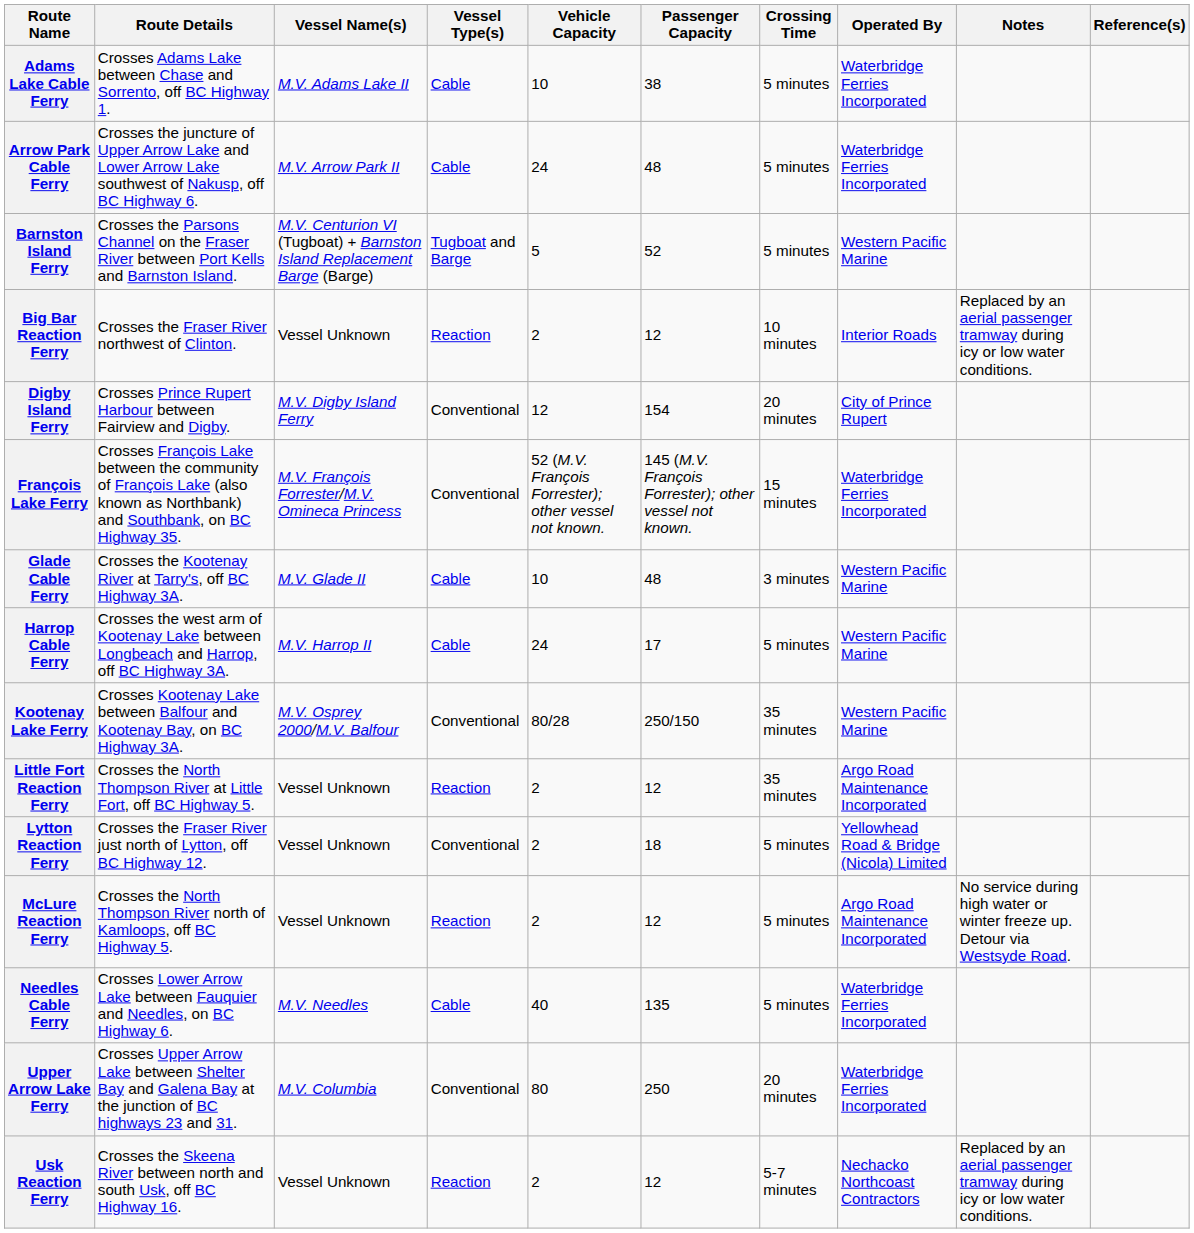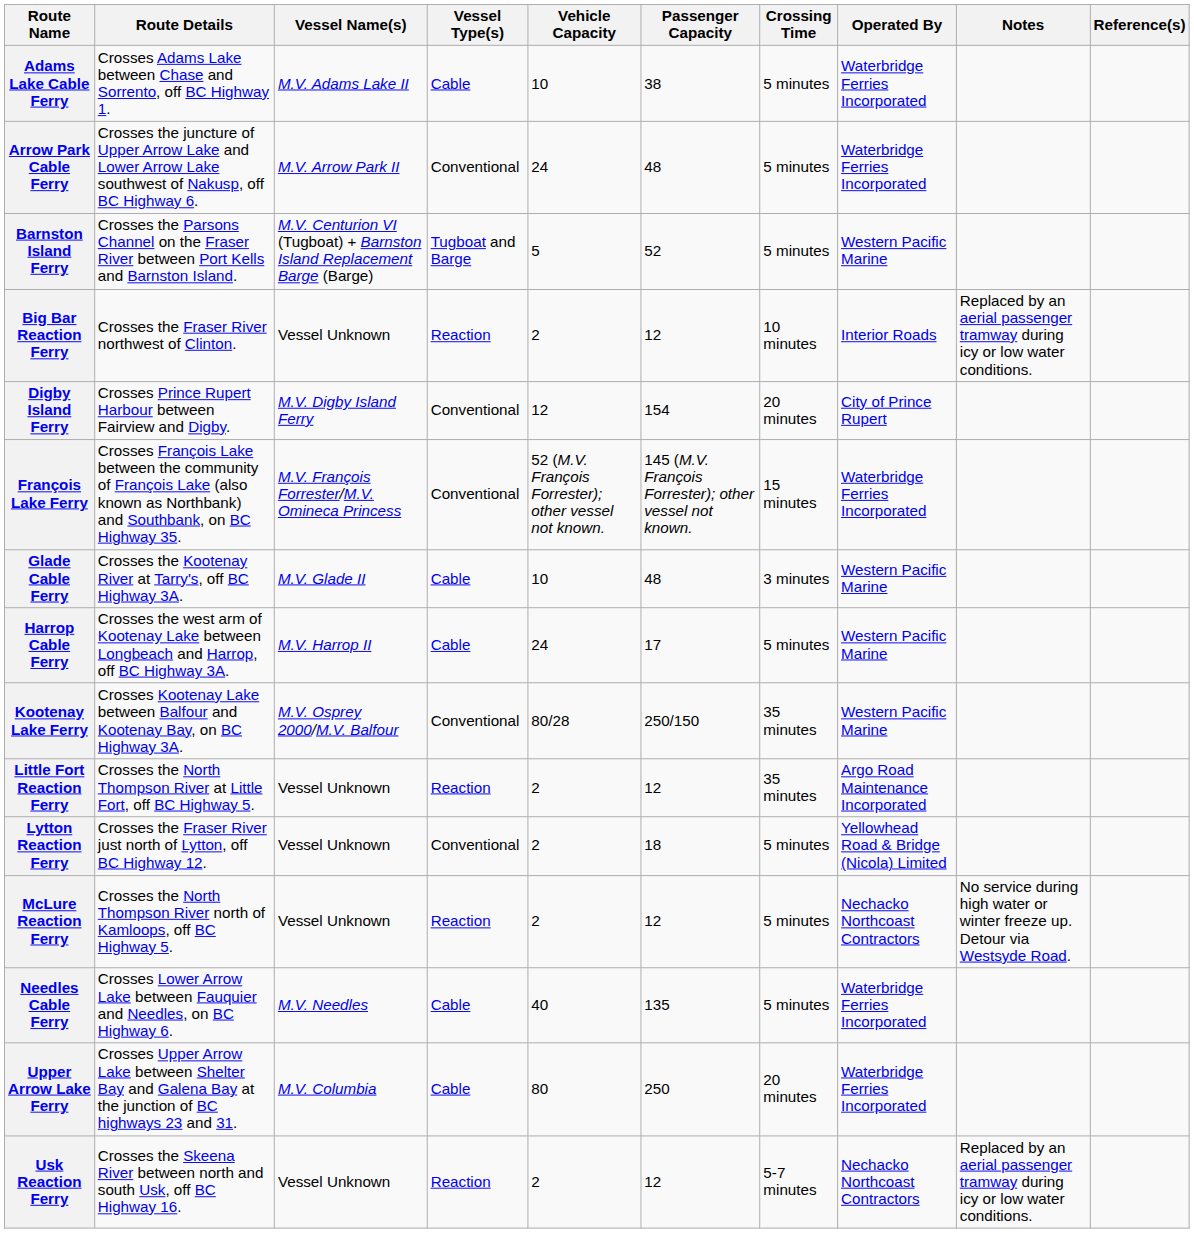(451, 167) Cable -> (475, 167) Conventional
(885, 921) Argo Road Maintenance Incorporated -> (880, 921) Nechacko Northcoast Contractors
(475, 1089) Conventional -> (451, 1089) Cable
